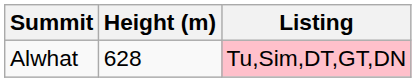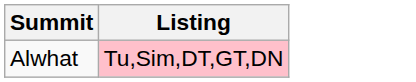- column: (160, 22)
